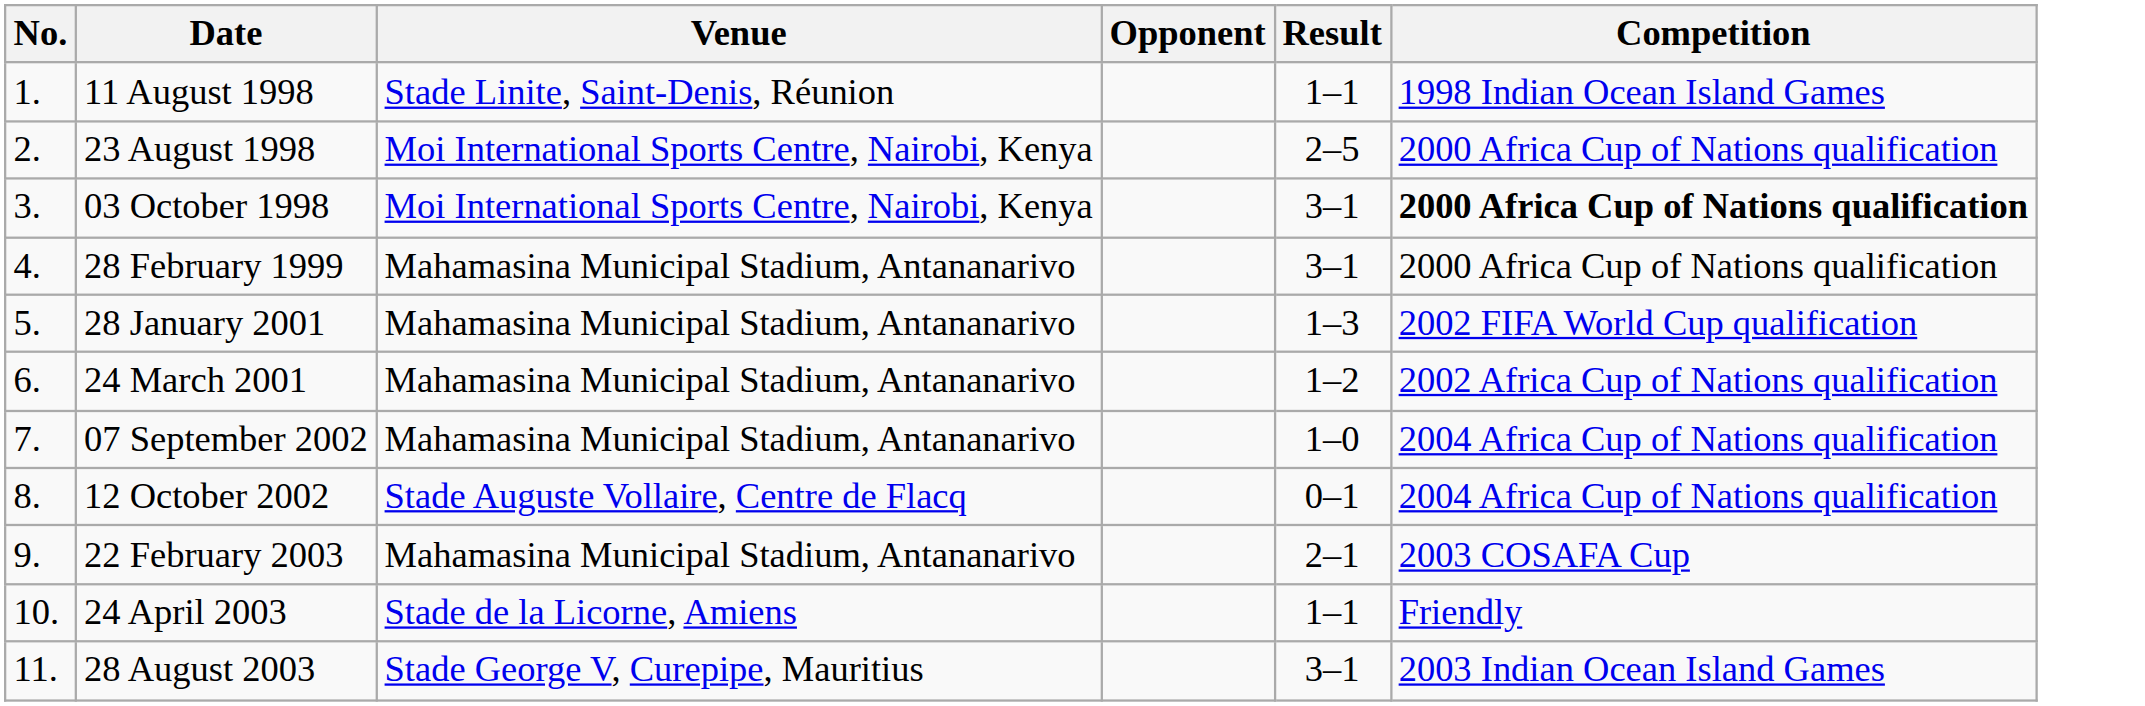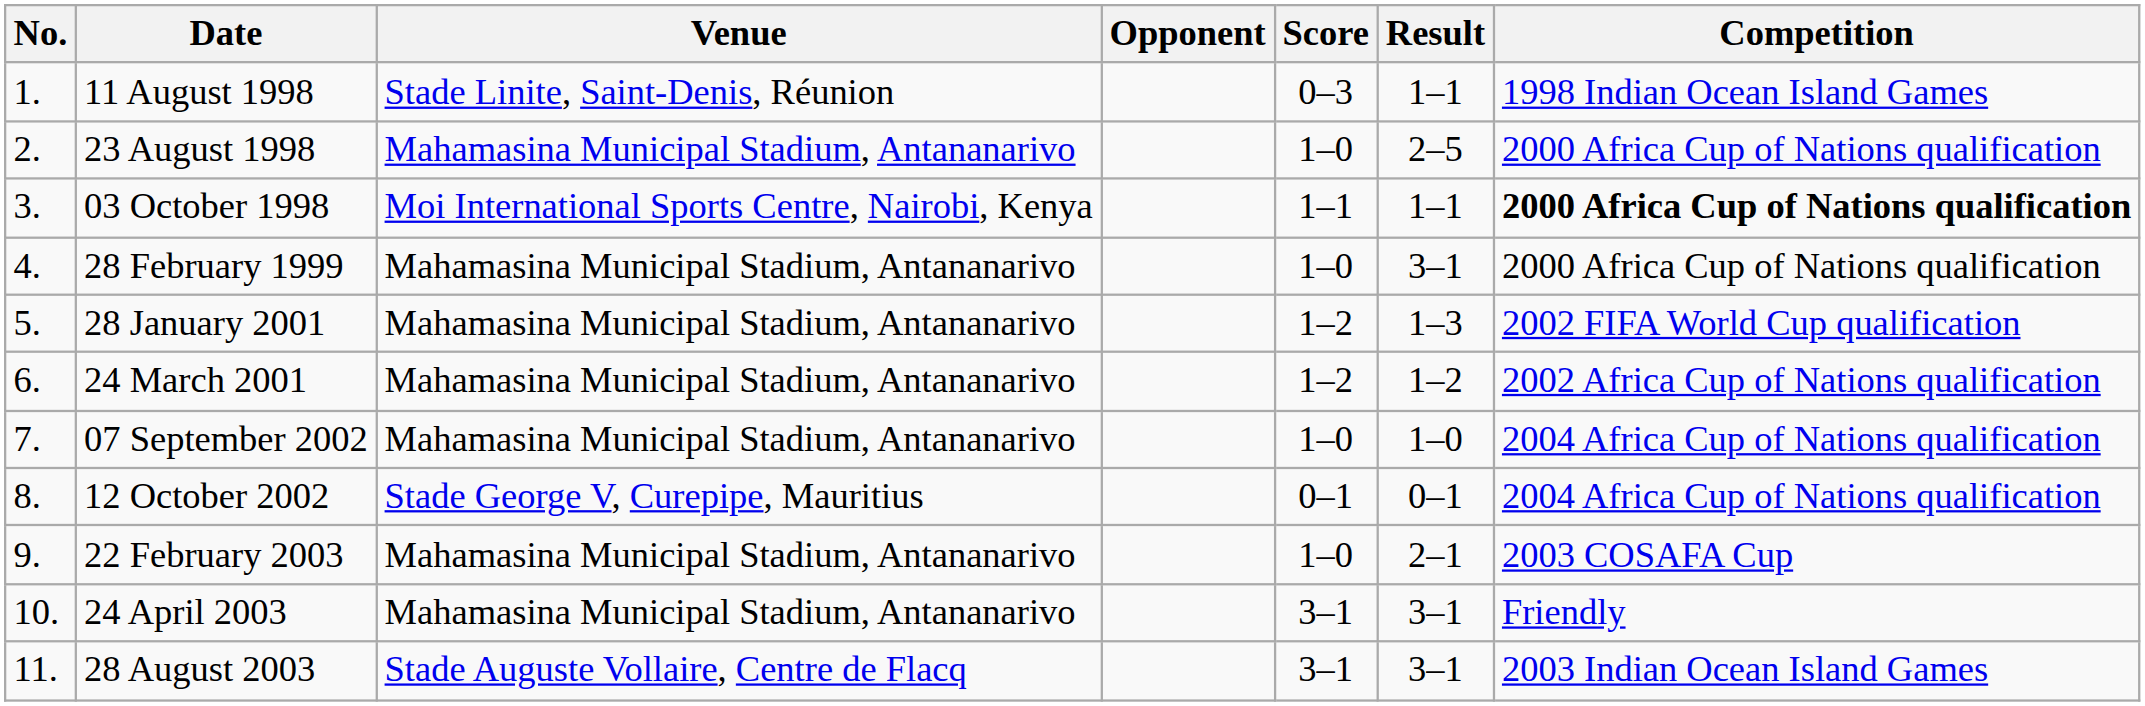+ column: (1326, 33)
(739, 149) Moi International Sports Centre, Nairobi, Kenya -> (730, 149) Mahamasina Municipal Stadium, Antananarivo
(1332, 206) 3–1 -> (1435, 206) 1–1
(676, 496) Stade Auguste Vollaire, Centre de Flacq -> (654, 496) Stade George V, Curepipe, Mauritius
(591, 611) Stade de la Licorne, Amiens -> (730, 611) Mahamasina Municipal Stadium, Antananarivo
(1332, 611) 1–1 -> (1435, 611) 3–1
(654, 669) Stade George V, Curepipe, Mauritius -> (676, 669) Stade Auguste Vollaire, Centre de Flacq
